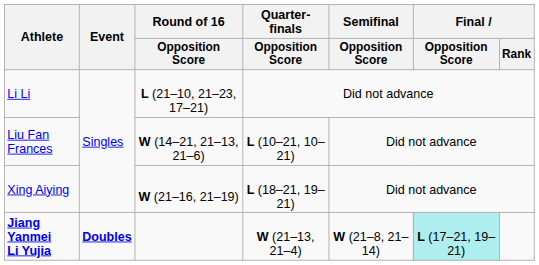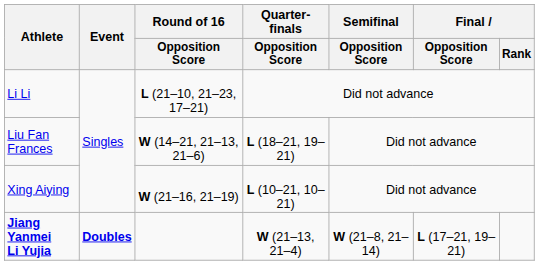(286, 149) L (10–21, 10–21) -> (286, 149) L (18–21, 19–21)
(286, 196) L (18–21, 19–21) -> (286, 196) L (10–21, 10–21)
(456, 244) paleturquoise background -> (456, 244) no background
